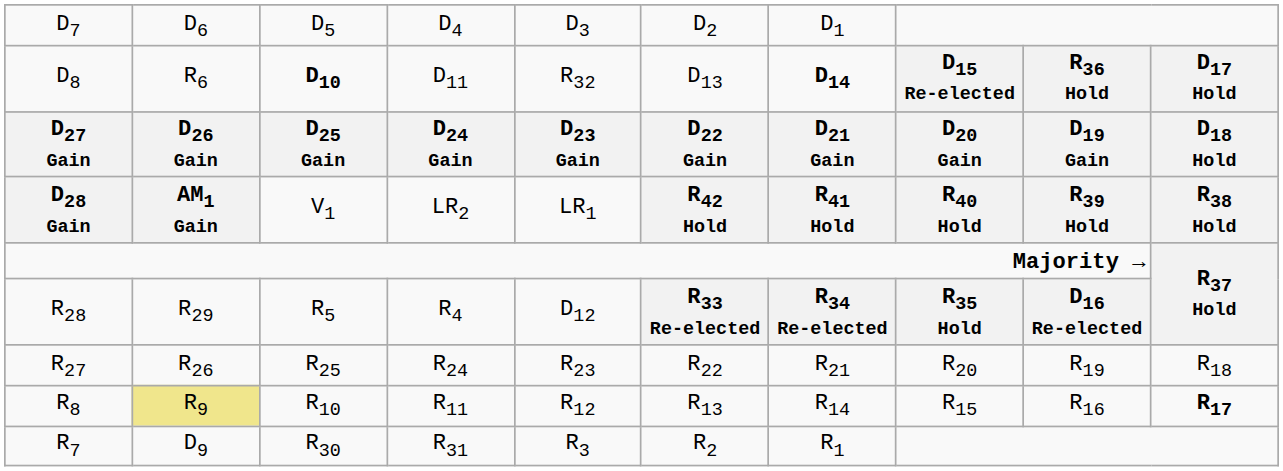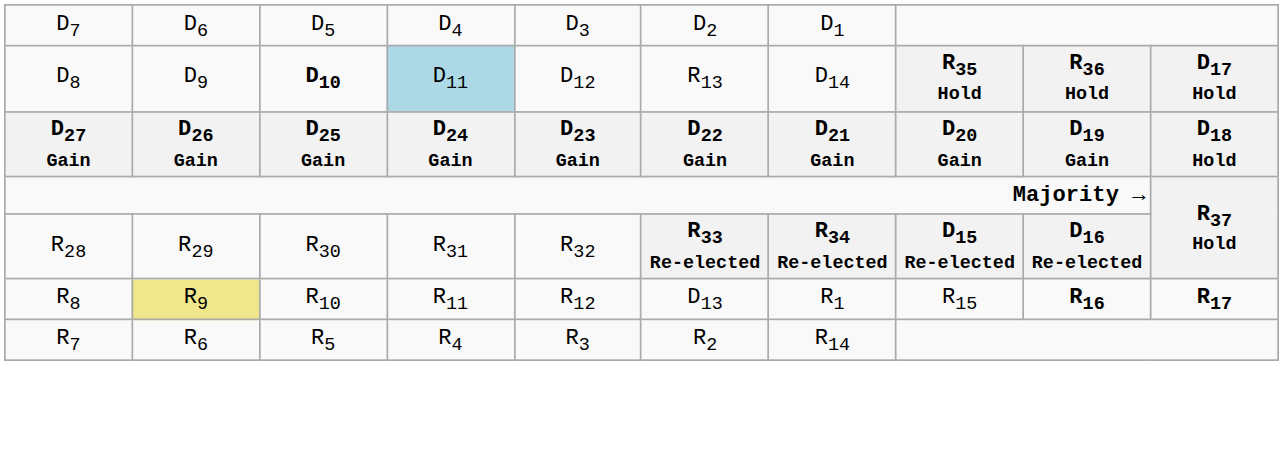(196, 78) R6 -> (196, 78) D9
(450, 78) no background -> (450, 78) lightblue background
(578, 78) R32 -> (578, 78) D12
(705, 78) D13 -> (705, 78) R13
(832, 78) bold -> (832, 78) normal
(960, 77) D15 Re-elected -> (960, 77) R35 Hold
- row: (68, 209)
(323, 312) R5 -> (323, 246) R30
(450, 312) R4 -> (450, 246) R31
(578, 312) D12 -> (578, 246) R32
(960, 311) R35 Hold -> (960, 245) D15 Re-elected
- row: (68, 365)
(705, 406) R13 -> (705, 299) D13
(832, 406) R14 -> (832, 299) R1
(1087, 406) normal -> (1087, 299) bold
(196, 446) D9 -> (196, 340) R6
(323, 446) R30 -> (323, 340) R5
(450, 446) R31 -> (450, 340) R4
(832, 446) R1 -> (832, 340) R14
